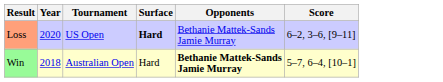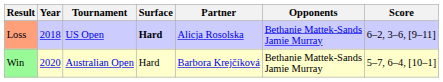+ column: (219, 12)
(50, 35) 2020 -> (50, 35) 2018
(50, 63) 2018 -> (50, 63) 2020
(230, 63) bold -> (313, 63) normal
